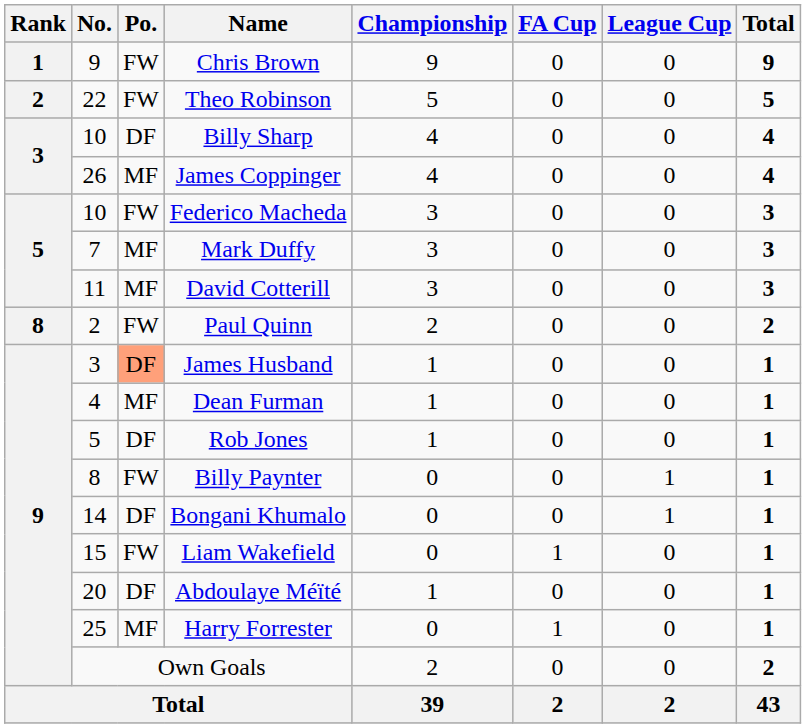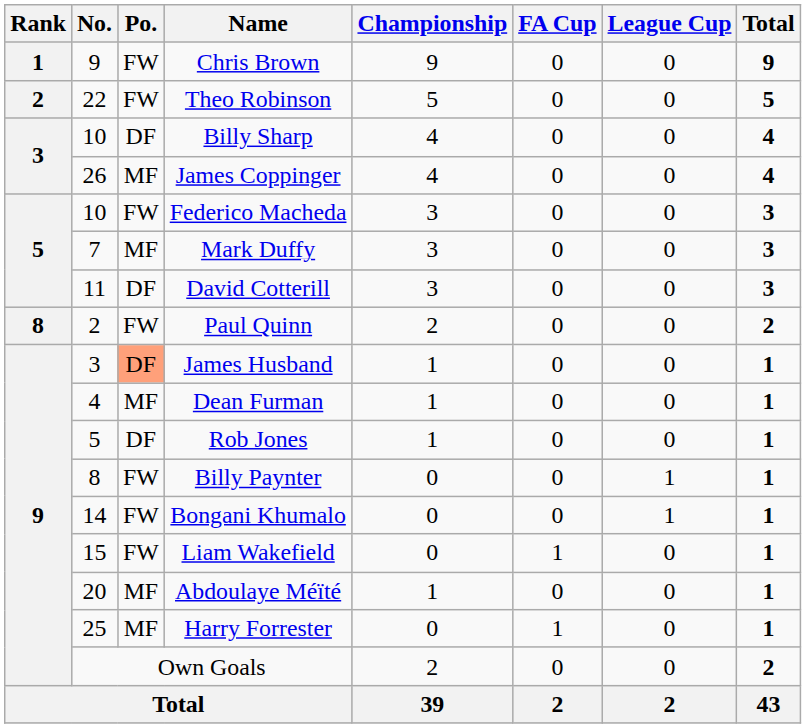(141, 288) MF -> (141, 288) DF
(141, 514) DF -> (141, 514) FW
(141, 590) DF -> (141, 590) MF
